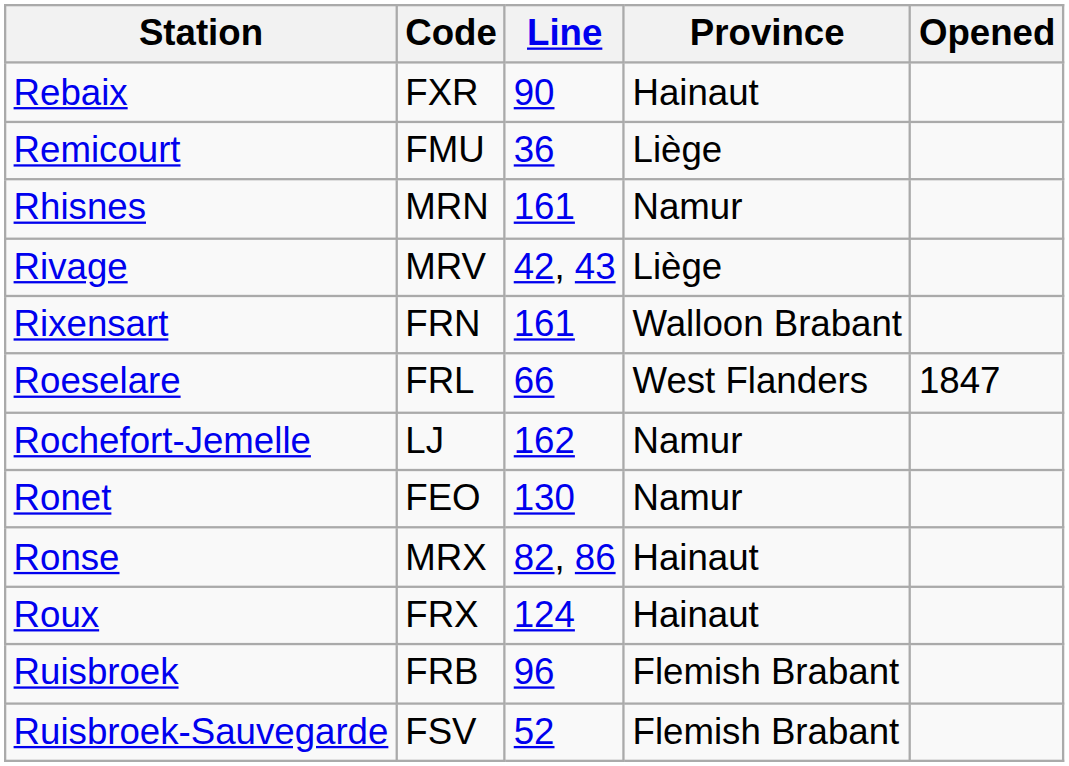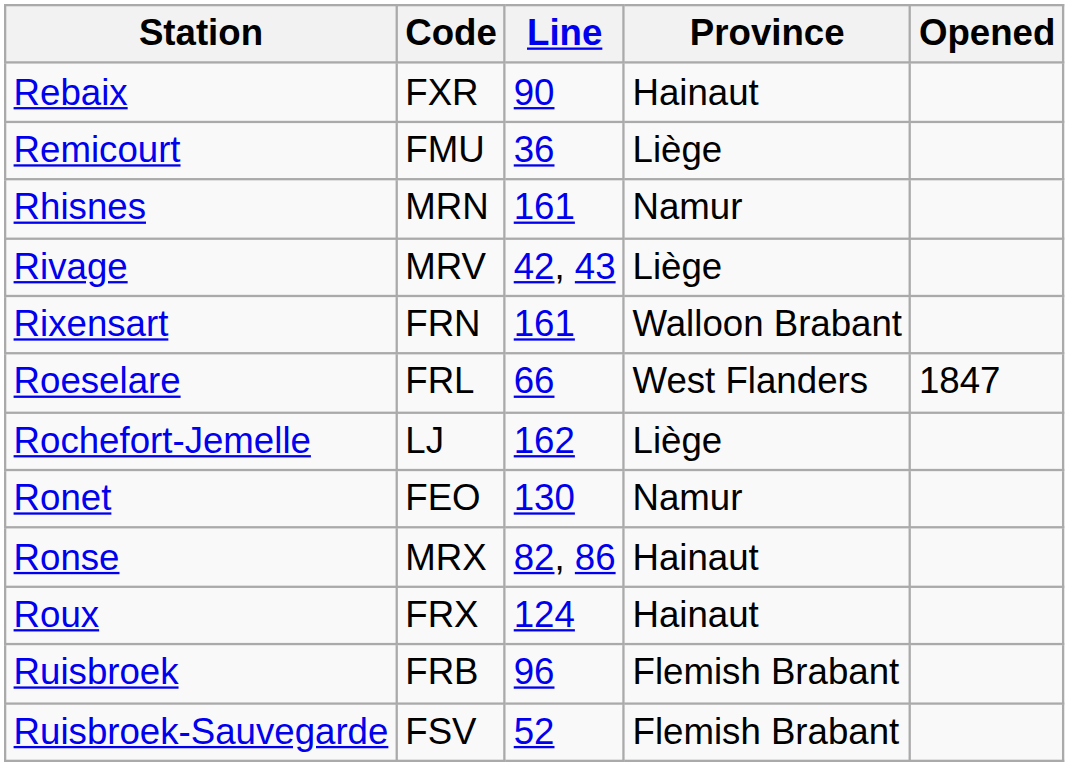(687, 440) Namur -> (677, 440) Liège
